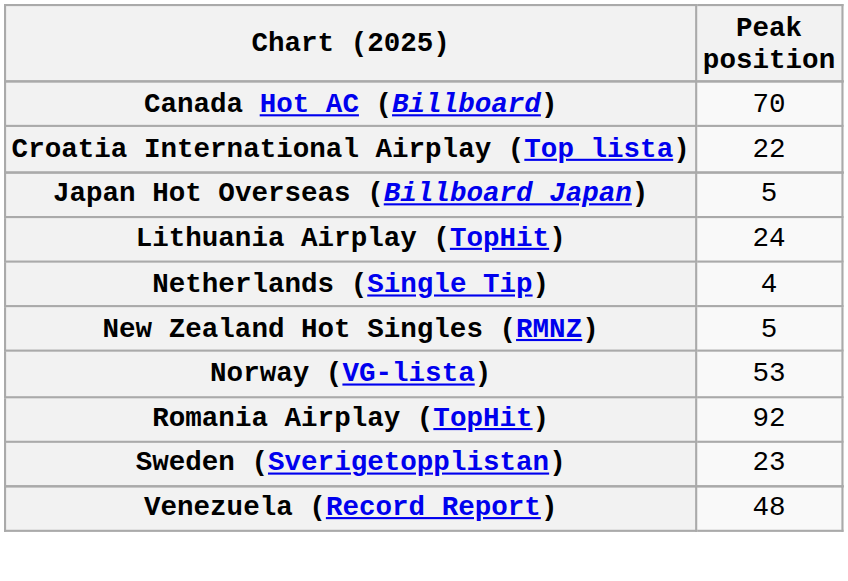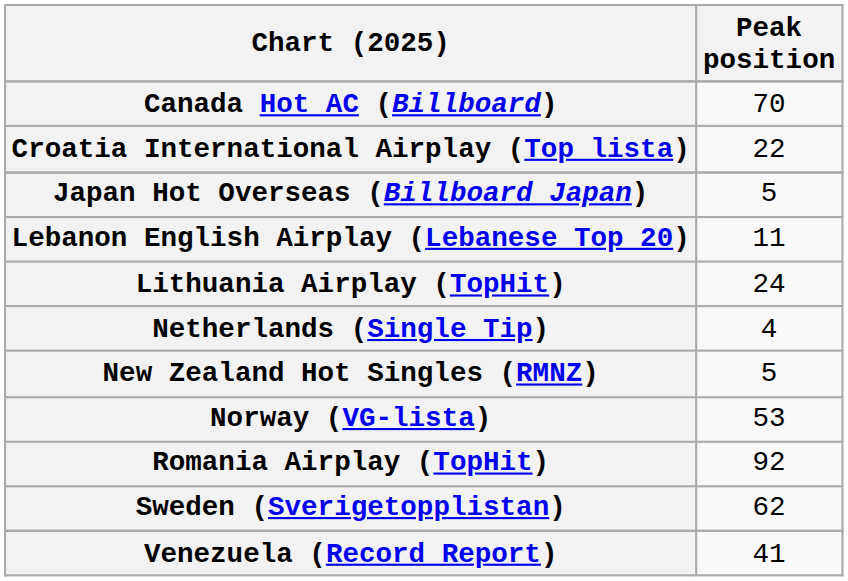+ row: (351, 239)
(769, 464) 23 -> (769, 508) 62
(769, 508) 48 -> (769, 553) 41
